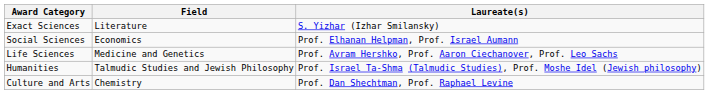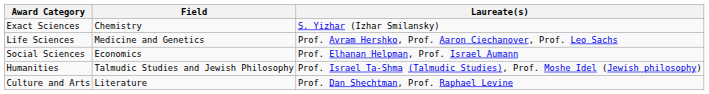(121, 26) Literature -> (118, 26) Chemistry
rows swapped: (40, 54) <-> (46, 40)
(118, 82) Chemistry -> (121, 82) Literature
